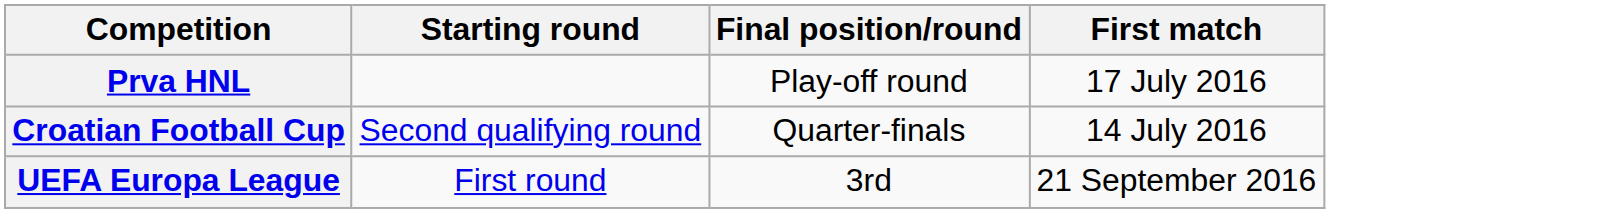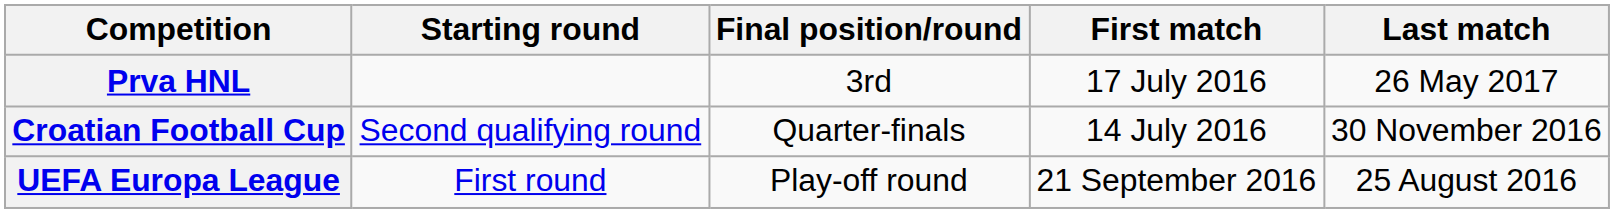+ column: (1466, 29)
(869, 80) Play-off round -> (869, 80) 3rd
(869, 181) 3rd -> (869, 181) Play-off round
